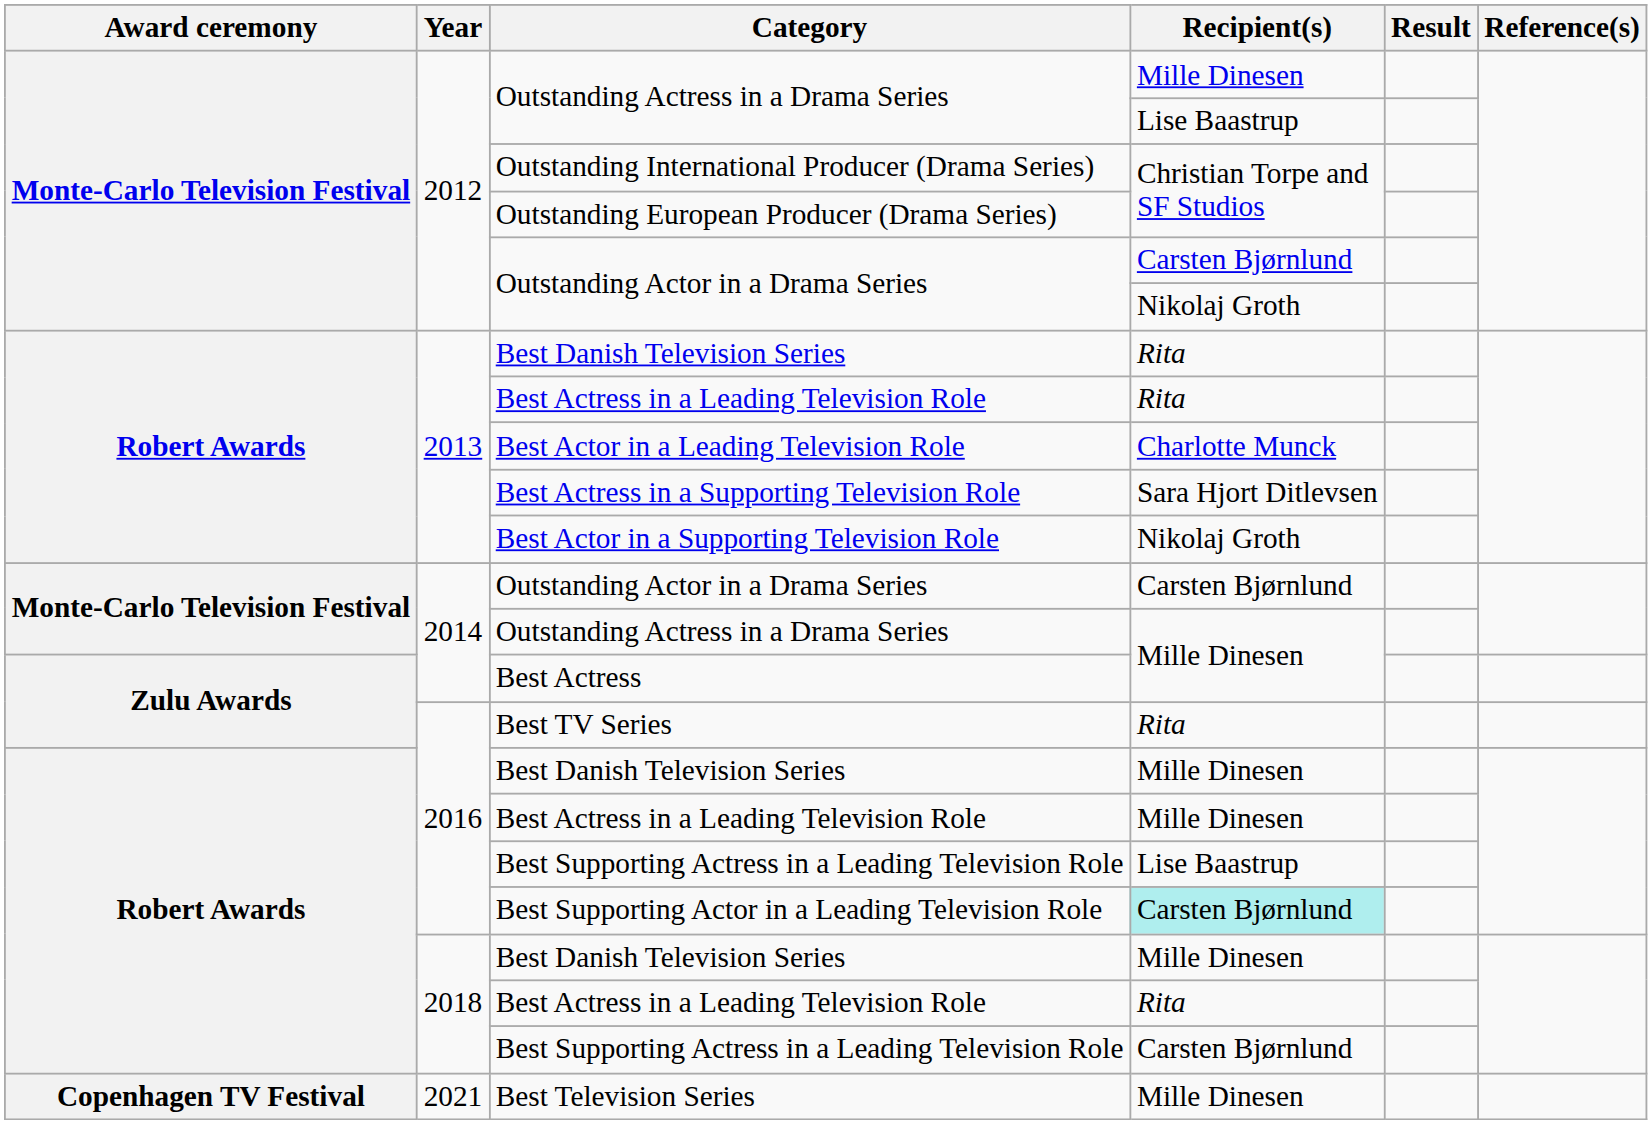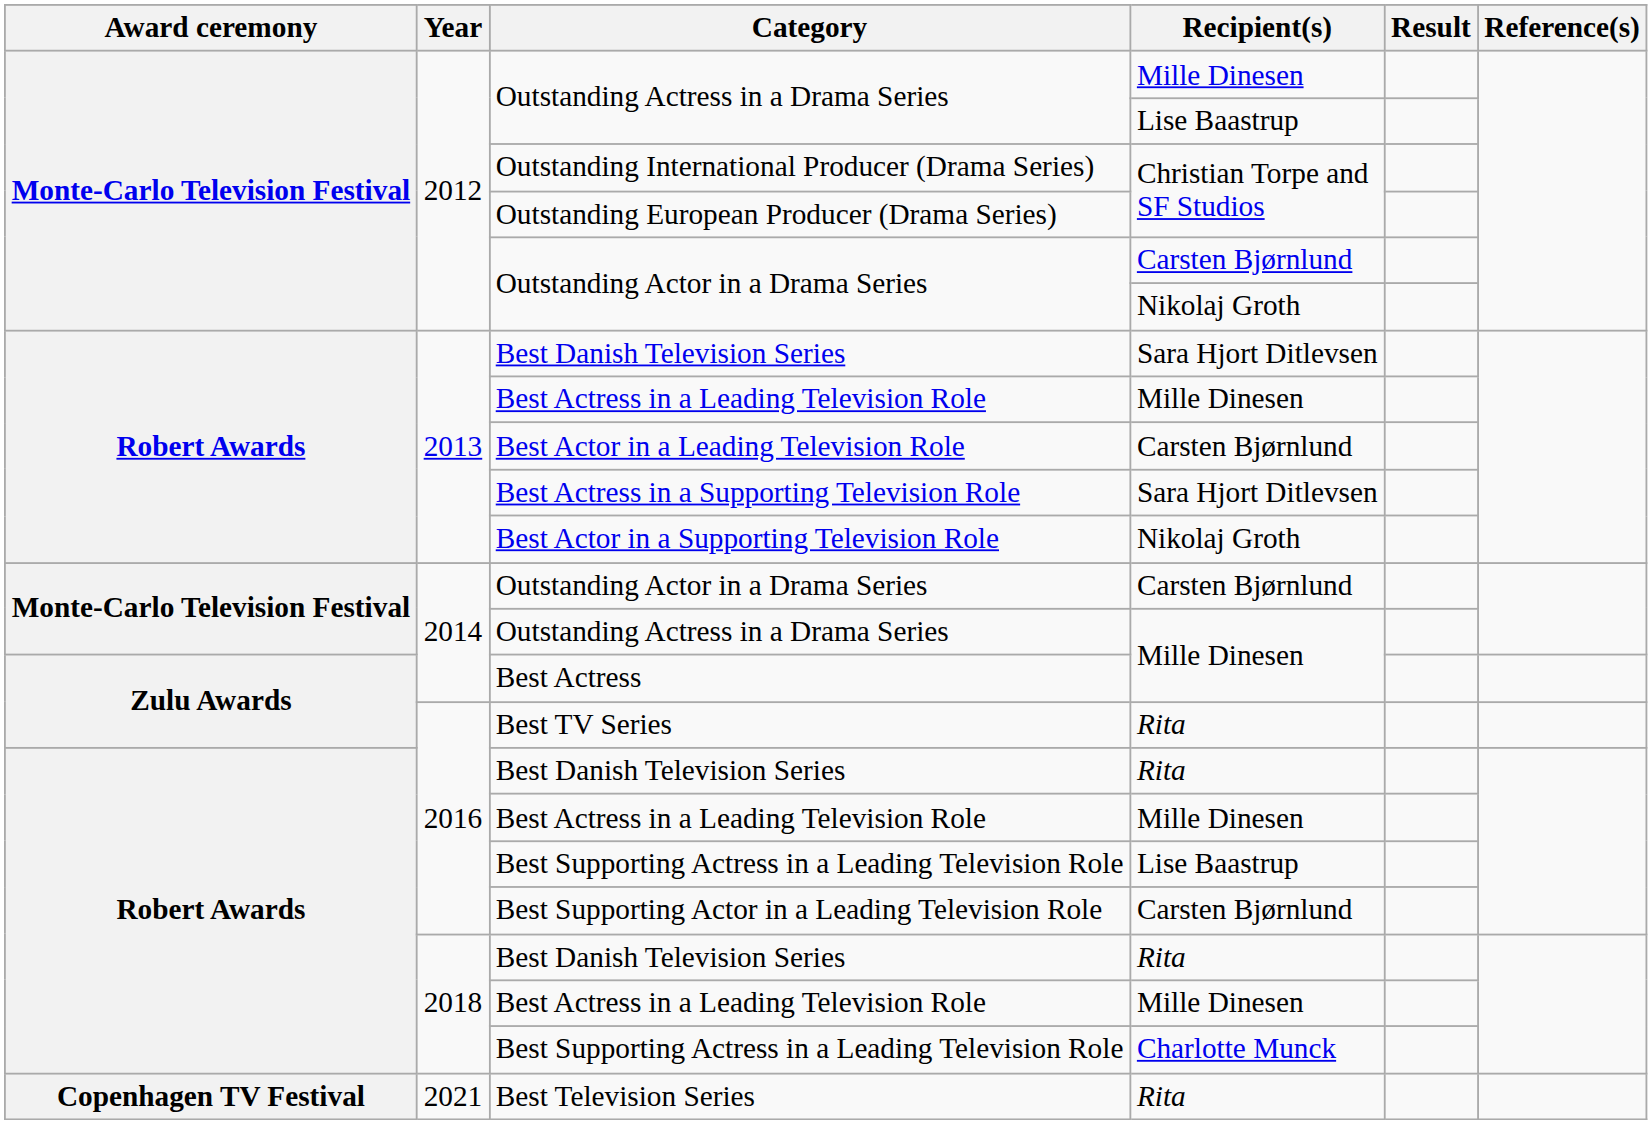(1161, 352) Rita -> (1257, 352) Sara Hjort Ditlevsen
(1161, 399) Rita -> (1220, 399) Mille Dinesen
(1237, 445) Charlotte Munck -> (1245, 445) Carsten Bjørnlund
(1220, 770) Mille Dinesen -> (1161, 770) Rita
(1245, 910) paleturquoise background -> (1245, 910) no background
(1220, 956) Mille Dinesen -> (1161, 956) Rita
(1161, 1002) Rita -> (1220, 1002) Mille Dinesen
(1245, 1049) Carsten Bjørnlund -> (1237, 1049) Charlotte Munck
(1220, 1095) Mille Dinesen -> (1161, 1095) Rita
